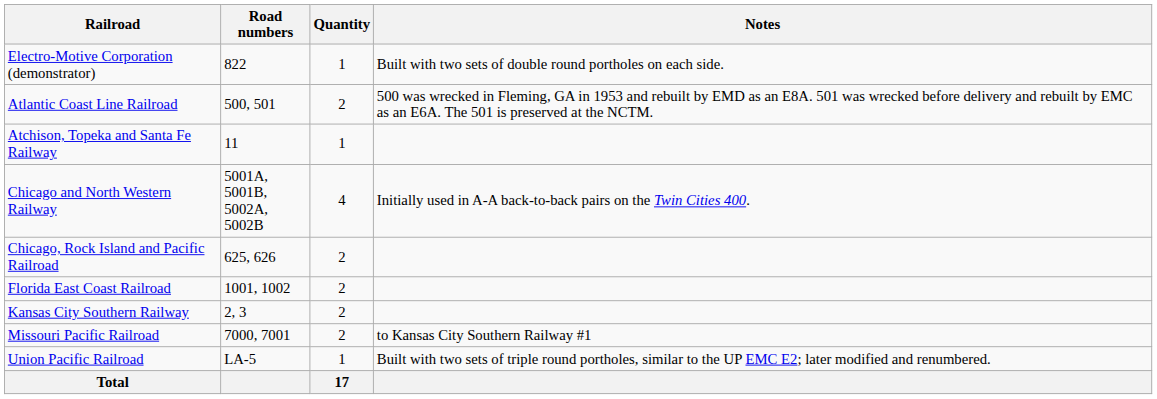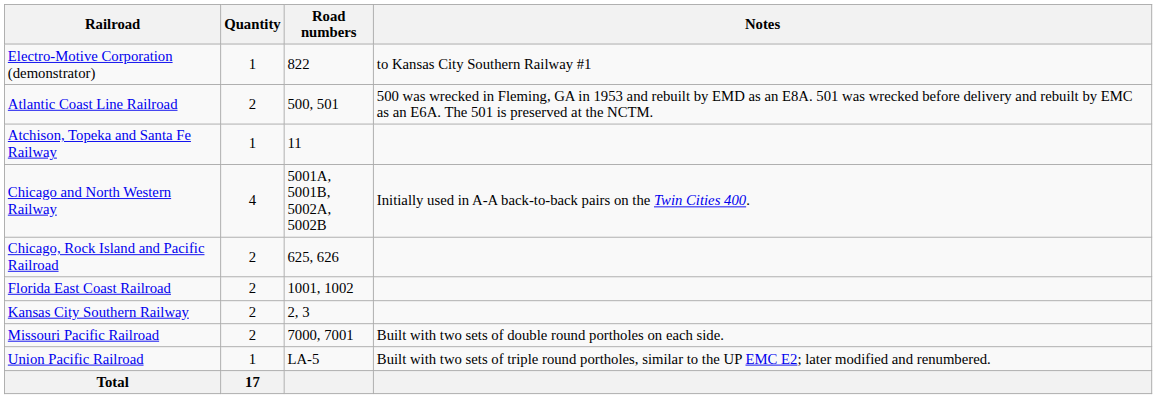columns swapped: (342, 24) <-> (266, 24)
(550, 64) Built with two sets of double round portholes on each side. -> (484, 64) to Kansas City Southern Railway #1
(484, 335) to Kansas City Southern Railway #1 -> (550, 335) Built with two sets of double round portholes on each side.
